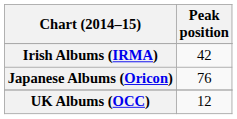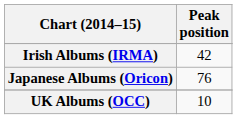(204, 101) 12 -> (204, 101) 10
